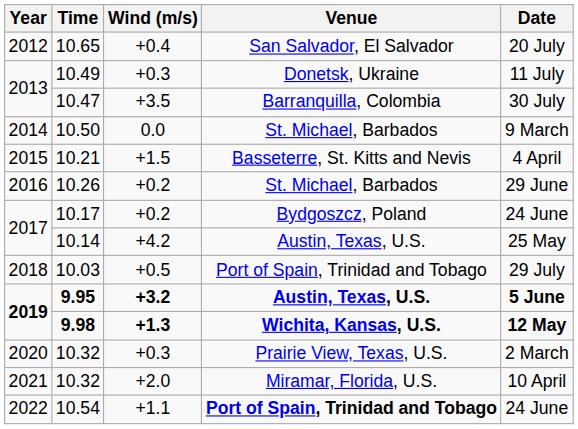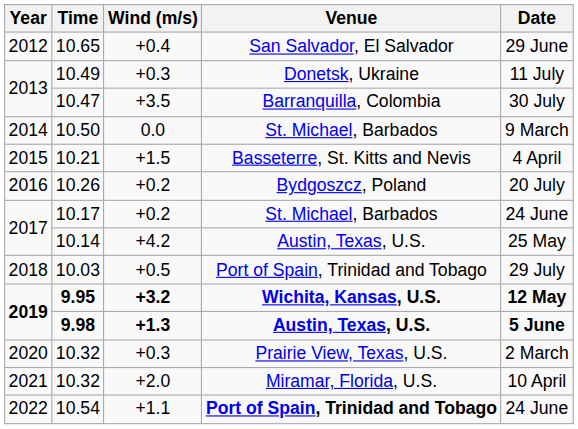(537, 46) 20 July -> (537, 46) 29 June
(351, 185) St. Michael, Barbados -> (351, 185) Bydgoszcz, Poland
(537, 185) 29 June -> (537, 185) 20 July
(351, 213) Bydgoszcz, Poland -> (351, 213) St. Michael, Barbados
(351, 297) Austin, Texas, U.S. -> (351, 297) Wichita, Kansas, U.S.
(537, 297) 5 June -> (537, 297) 12 May
(351, 325) Wichita, Kansas, U.S. -> (351, 325) Austin, Texas, U.S.
(537, 325) 12 May -> (537, 325) 5 June
